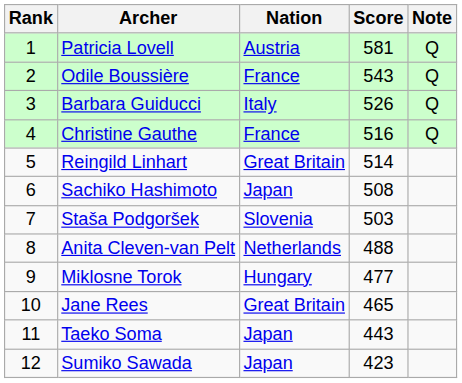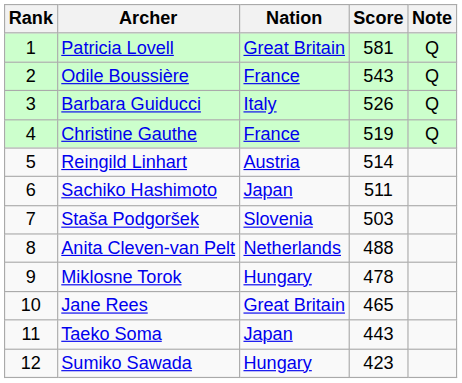(272, 47) Austria -> (294, 47) Great Britain
(378, 133) 516 -> (378, 133) 519
(294, 162) Great Britain -> (272, 162) Austria
(378, 190) 508 -> (378, 190) 511
(378, 276) 477 -> (378, 276) 478
(268, 362) Japan -> (278, 362) Hungary
